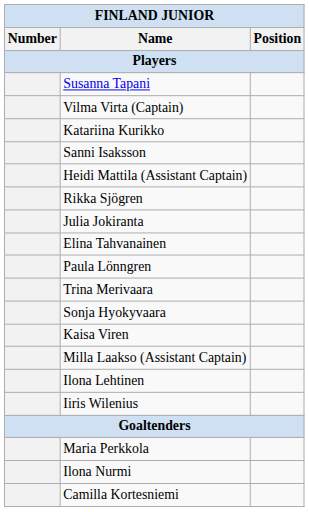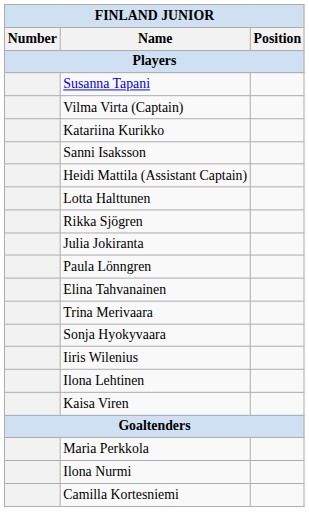+ row: (107, 198)
rows swapped: (115, 244) <-> (107, 267)
rows swapped: (101, 403) <-> (96, 335)
- row: (155, 358)
